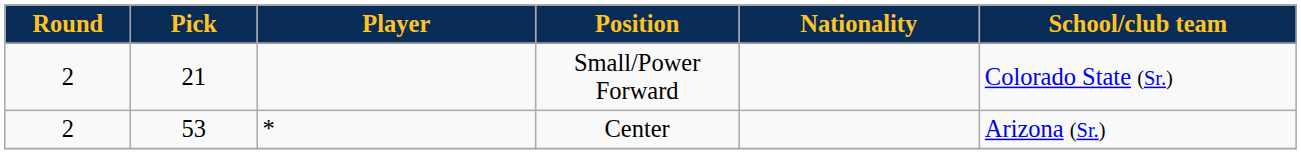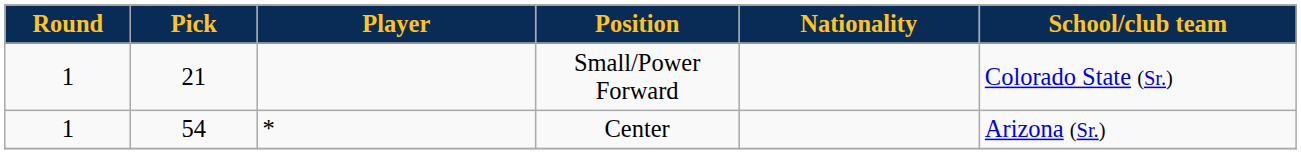(68, 76) 2 -> (68, 76) 1
(68, 129) 2 -> (68, 129) 1
(194, 129) 53 -> (194, 129) 54
